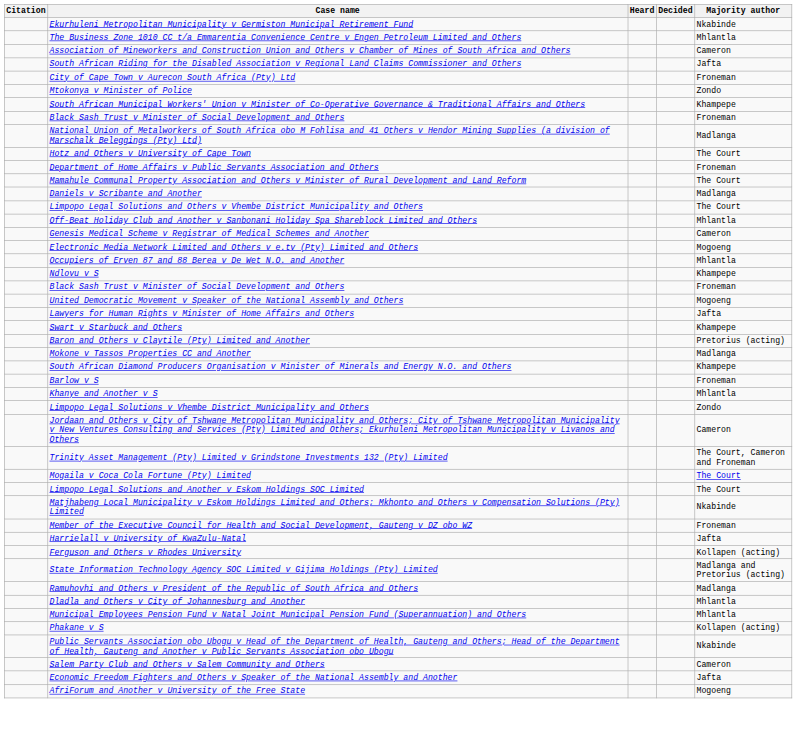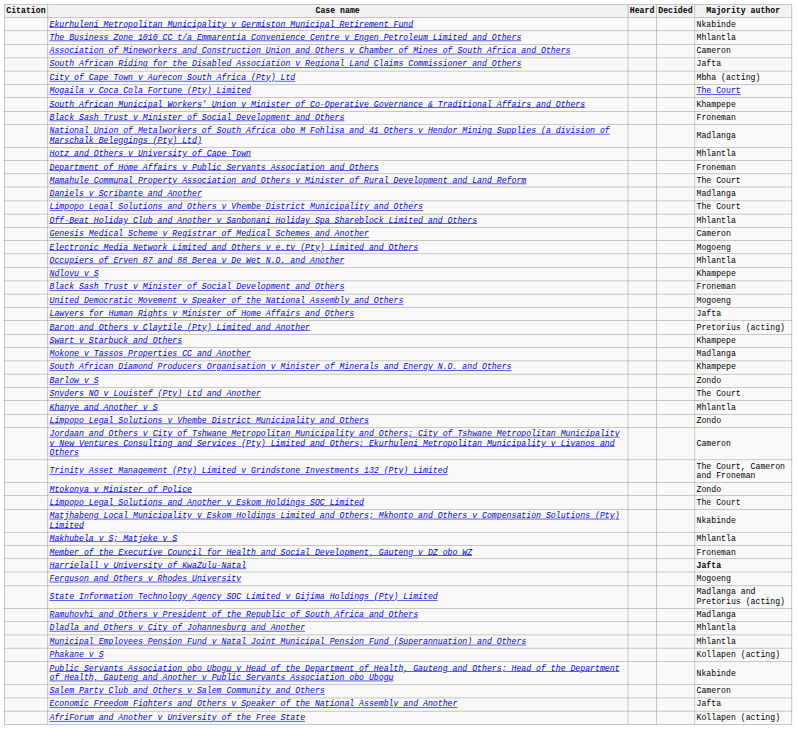(716, 78) Froneman -> (728, 78) Mbha (acting)
rows swapped: (26, 476) <-> (26, 91)
(719, 154) The Court -> (716, 154) Mhlantla
rows swapped: (26, 327) <-> (26, 341)
(716, 381) Froneman -> (709, 381) Zondo
+ row: (26, 394)
+ row: (26, 539)
(709, 539) normal -> (709, 565) bold
(738, 552) Kollapen (acting) -> (714, 579) Mogoeng
(714, 691) Mogoeng -> (738, 718) Kollapen (acting)
